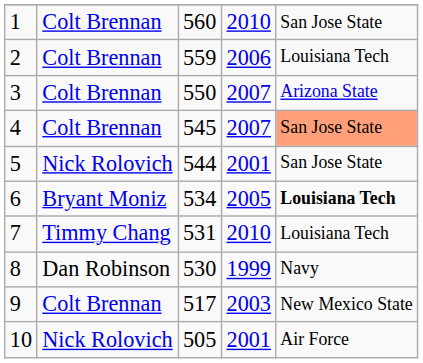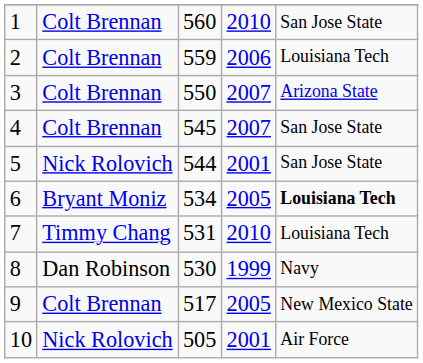(331, 127) lightsalmon background -> (331, 127) no background
(249, 304) 2003 -> (249, 304) 2005
